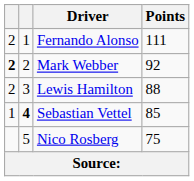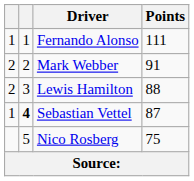(12, 40) 2 -> (12, 40) 1
(12, 65) bold -> (12, 65) normal
(153, 65) 92 -> (153, 65) 91
(153, 114) 85 -> (153, 114) 87
